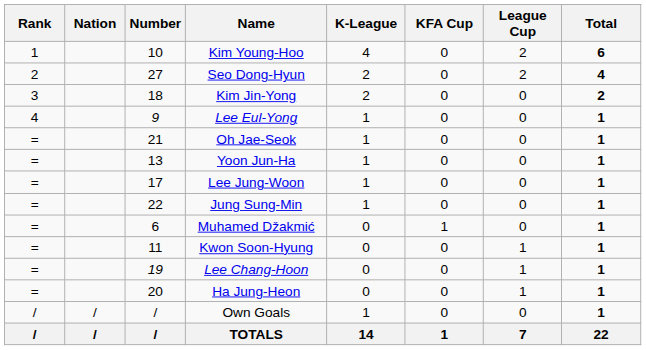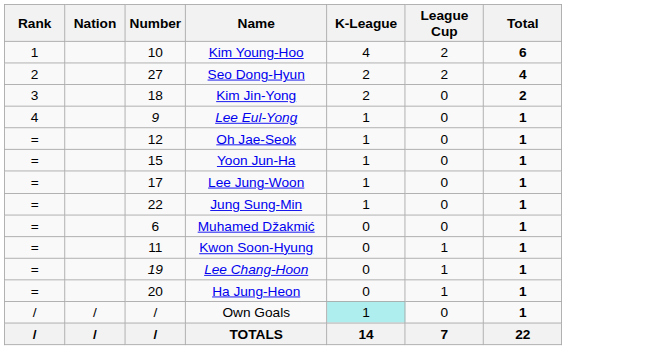- column: (444, 23)
(155, 139) 21 -> (155, 139) 12
(155, 161) 13 -> (155, 161) 15
(366, 312) no background -> (366, 312) paleturquoise background
